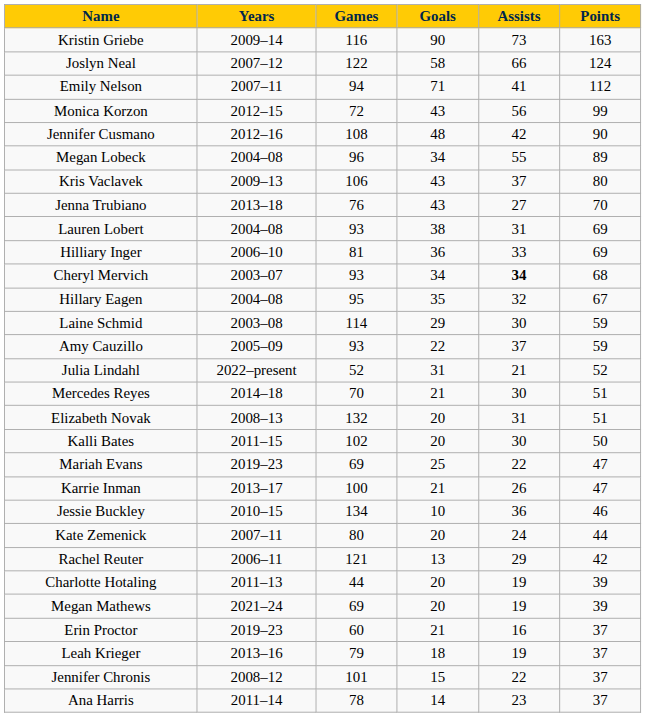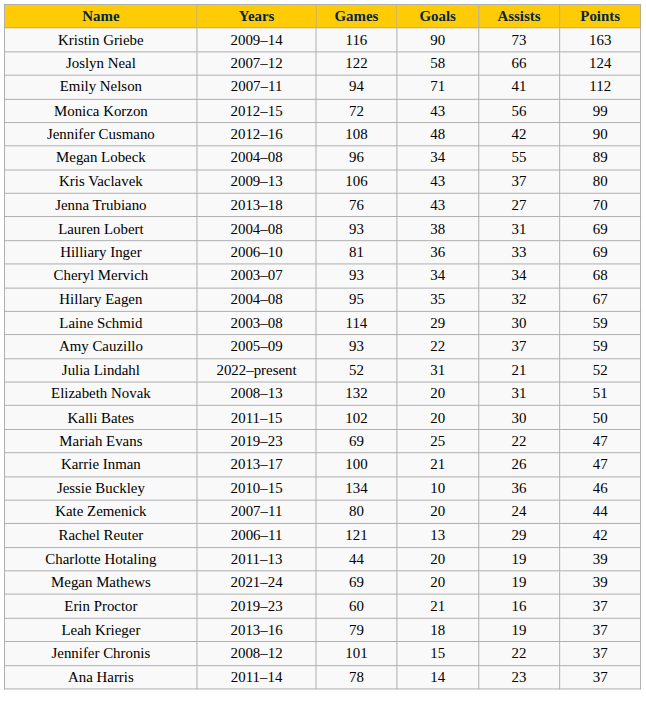(519, 275) bold -> (519, 275) normal
- row: (101, 393)
